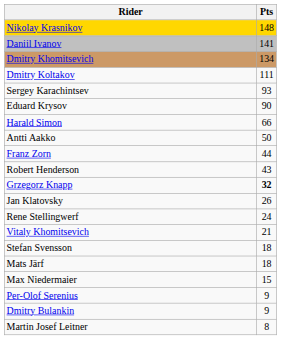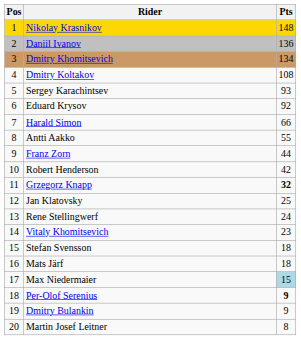+ column: (14, 12)
(267, 43) 141 -> (286, 43) 136
(267, 75) 111 -> (286, 75) 108
(267, 106) 90 -> (286, 106) 92
(267, 138) 50 -> (286, 138) 55
(267, 169) 43 -> (286, 169) 42
(267, 201) 26 -> (286, 201) 25
(267, 232) 21 -> (286, 232) 23
(267, 279) no background -> (286, 279) lightblue background
(267, 295) normal -> (286, 295) bold
